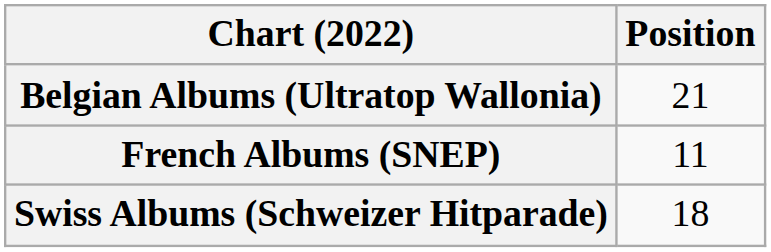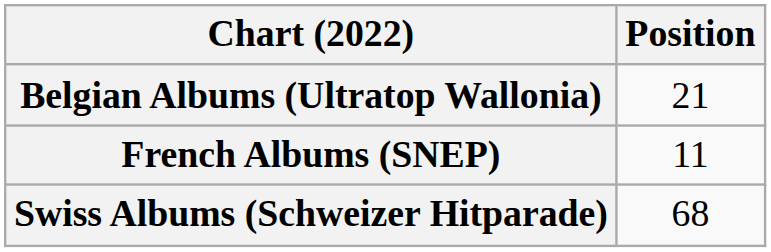(690, 214) 18 -> (690, 214) 68
